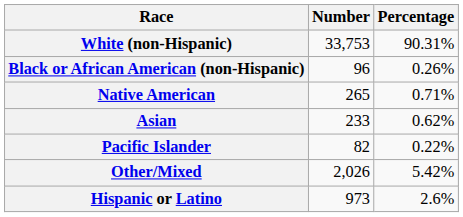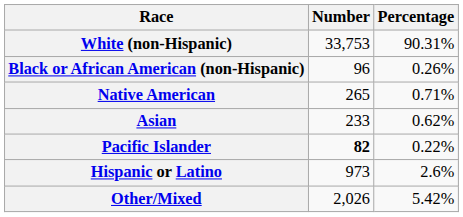(362, 146) normal -> (362, 146) bold
rows swapped: (156, 172) <-> (156, 198)
